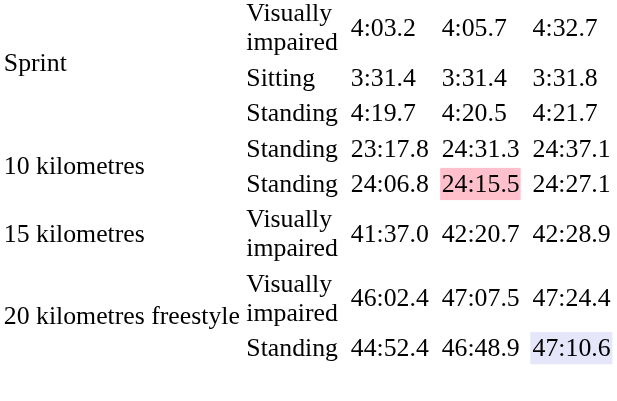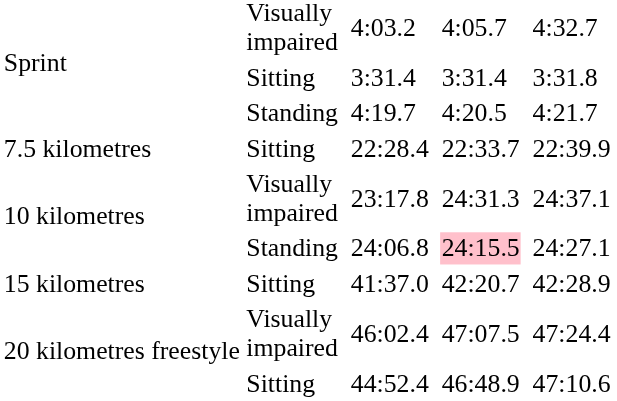+ row: (78, 148)
(292, 148) Standing -> (292, 198) Visually impaired
(292, 233) Visually impaired -> (281, 283) Sitting
(292, 347) Standing -> (281, 383) Sitting
(572, 347) lavender background -> (572, 383) no background
